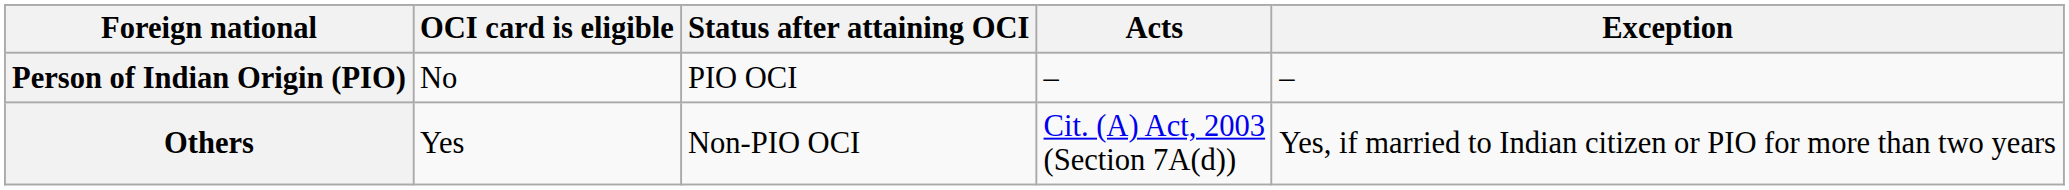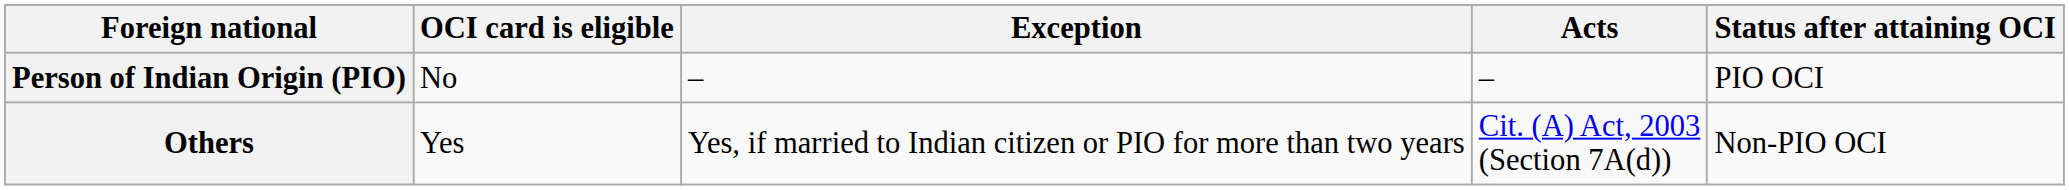columns swapped: (1668, 28) <-> (859, 28)
